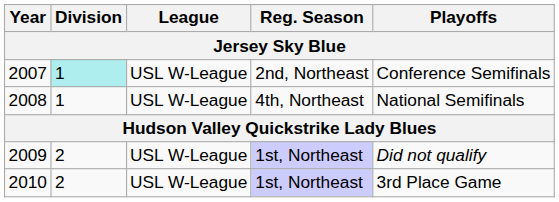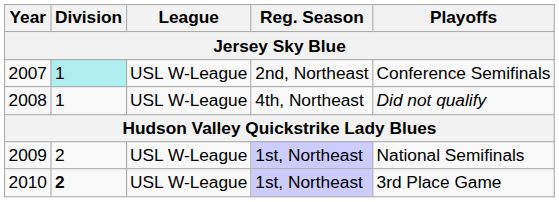(451, 100) National Semifinals -> (431, 100) Did not qualify
(431, 155) Did not qualify -> (451, 155) National Semifinals
(60, 182) normal -> (60, 182) bold
